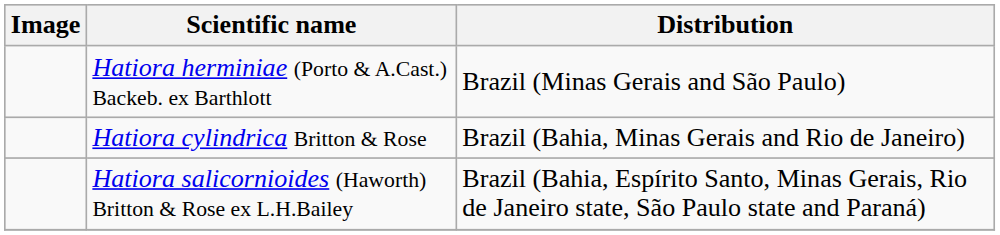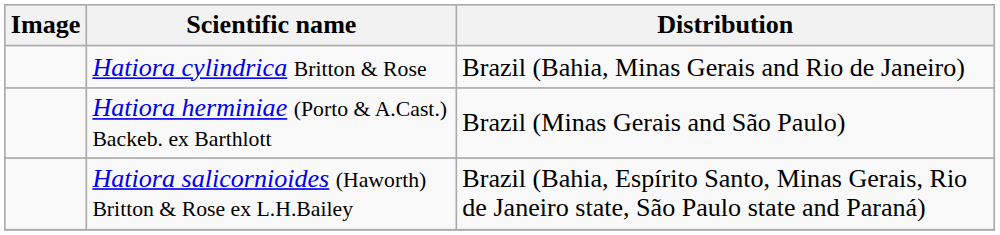rows swapped: (259, 137) <-> (270, 81)
